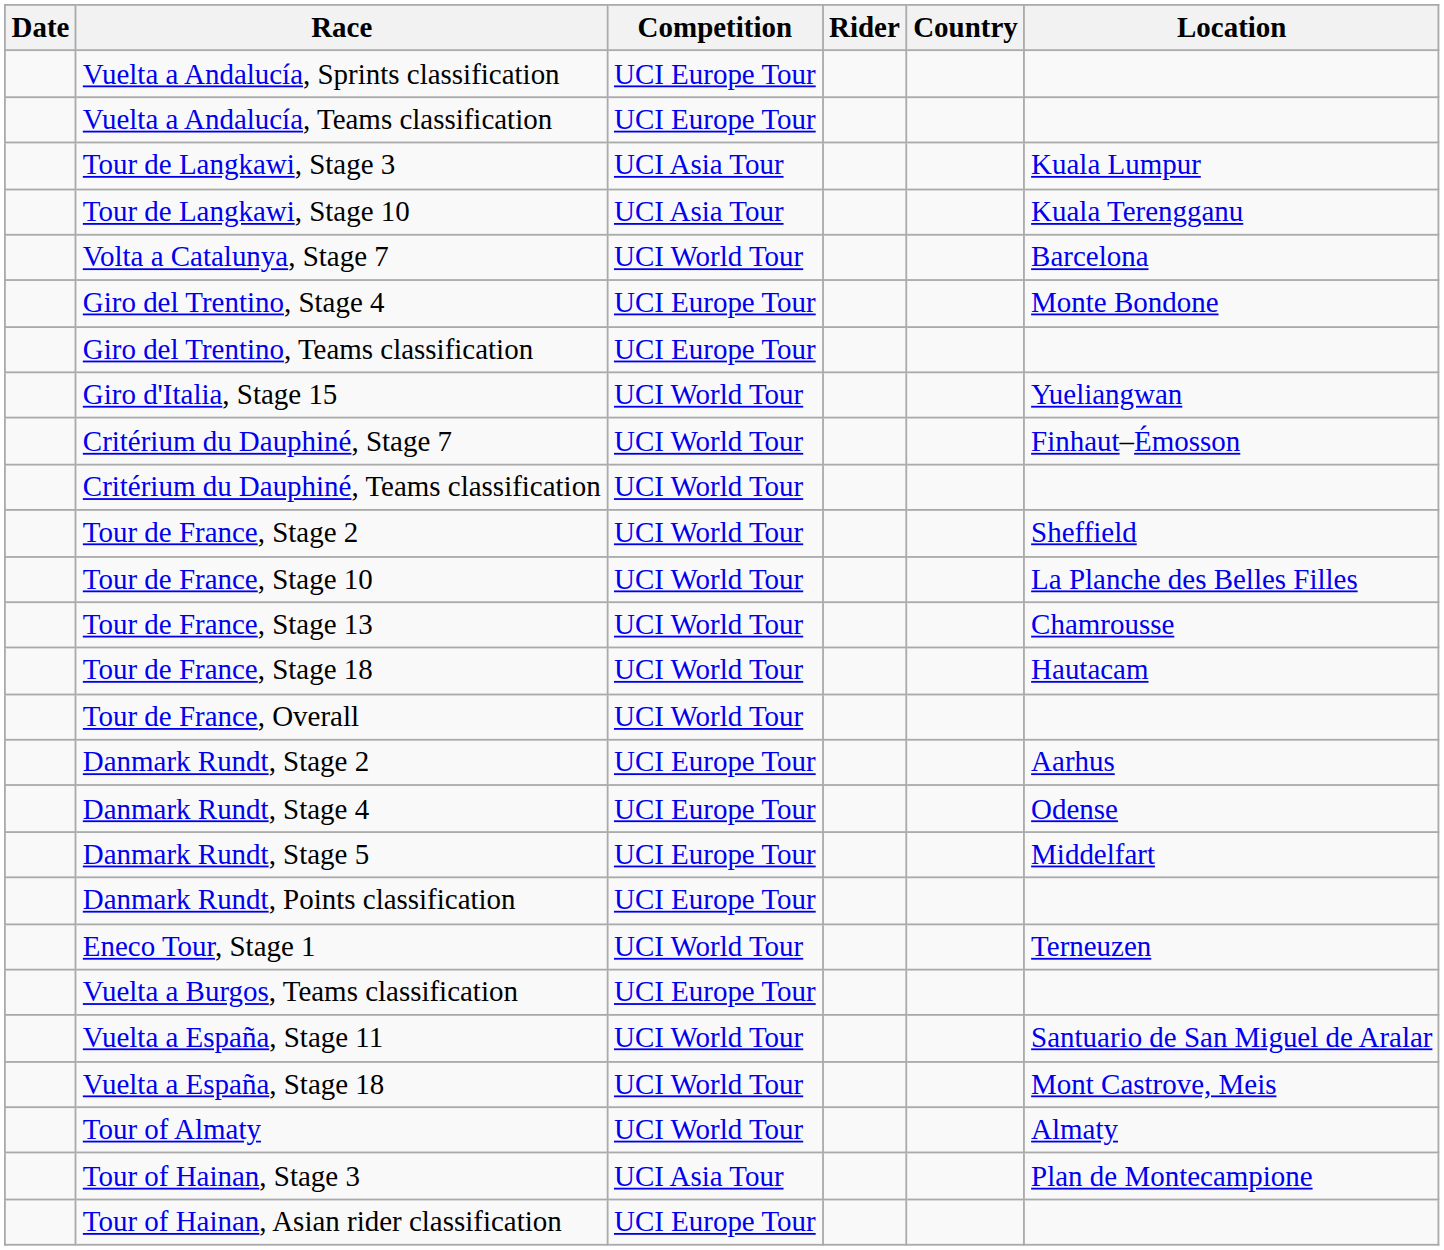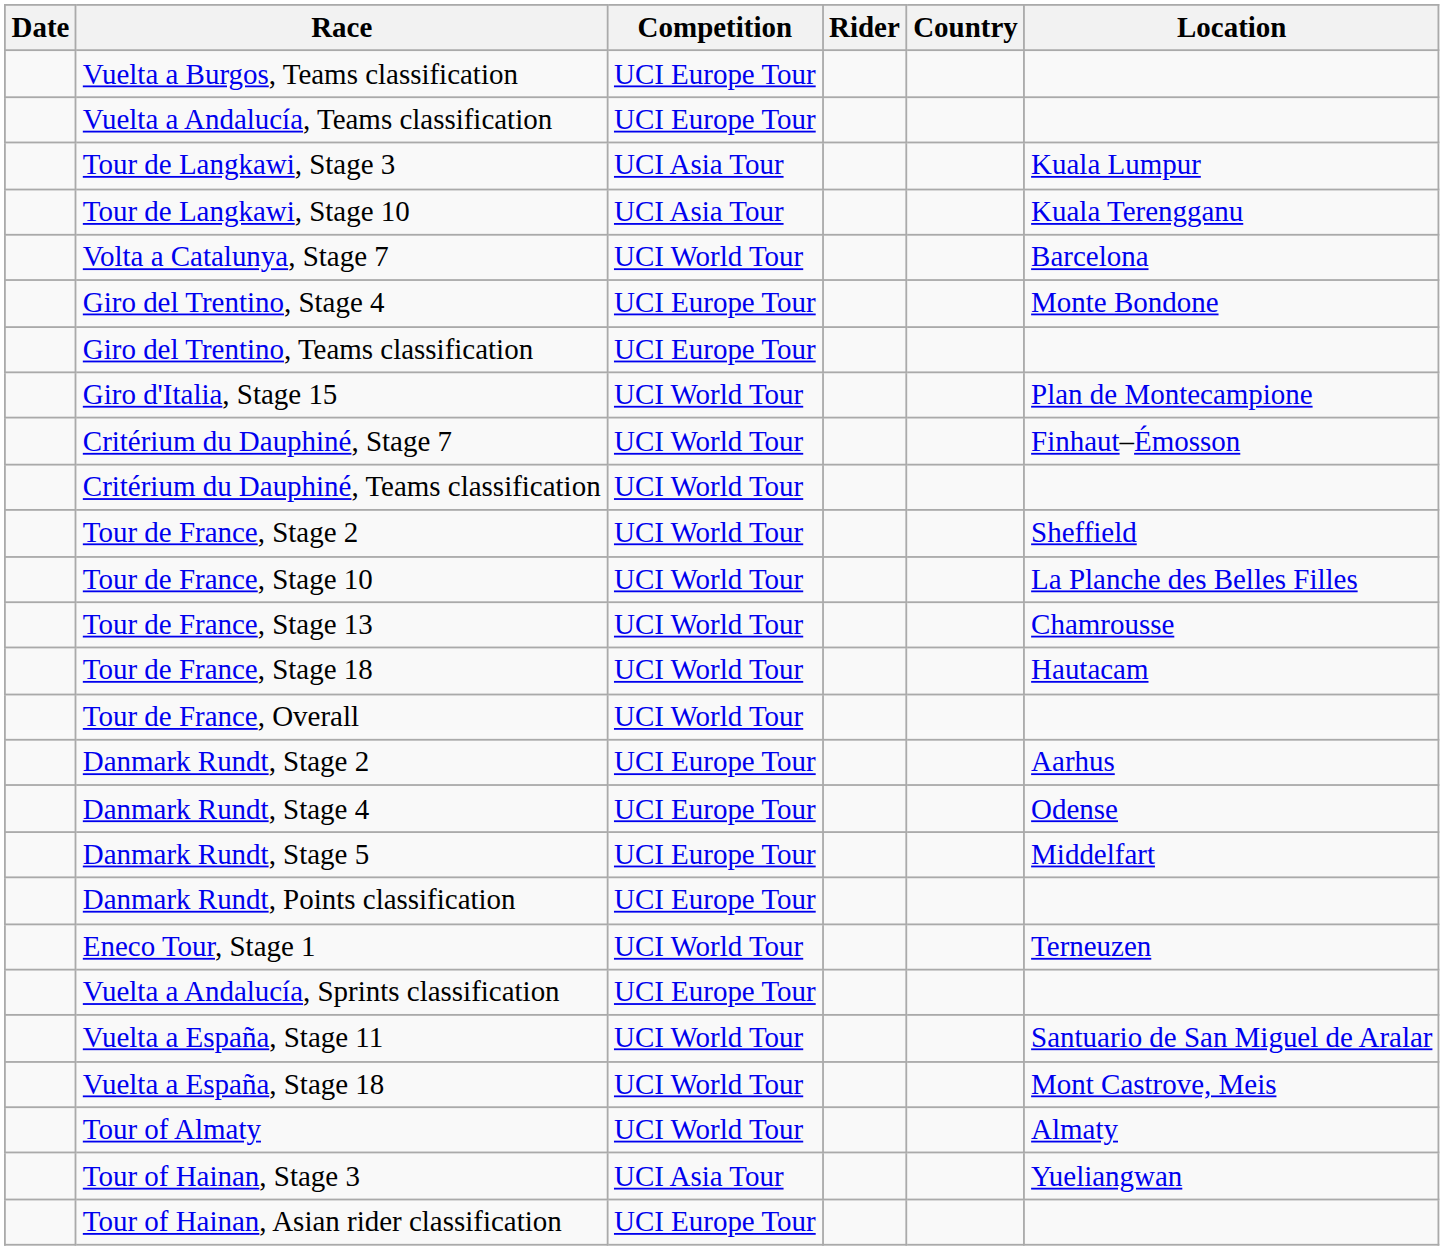rows swapped: (321, 73) <-> (300, 991)
(1107, 394) Yueliangwan -> (1172, 394) Plan de Montecampione
(1172, 1175) Plan de Montecampione -> (1107, 1175) Yueliangwan
